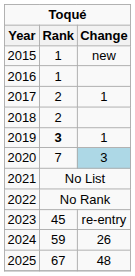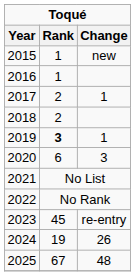(58, 158) 7 -> (58, 158) 6
(104, 158) lightblue background -> (104, 158) no background
(58, 240) 59 -> (58, 240) 19
